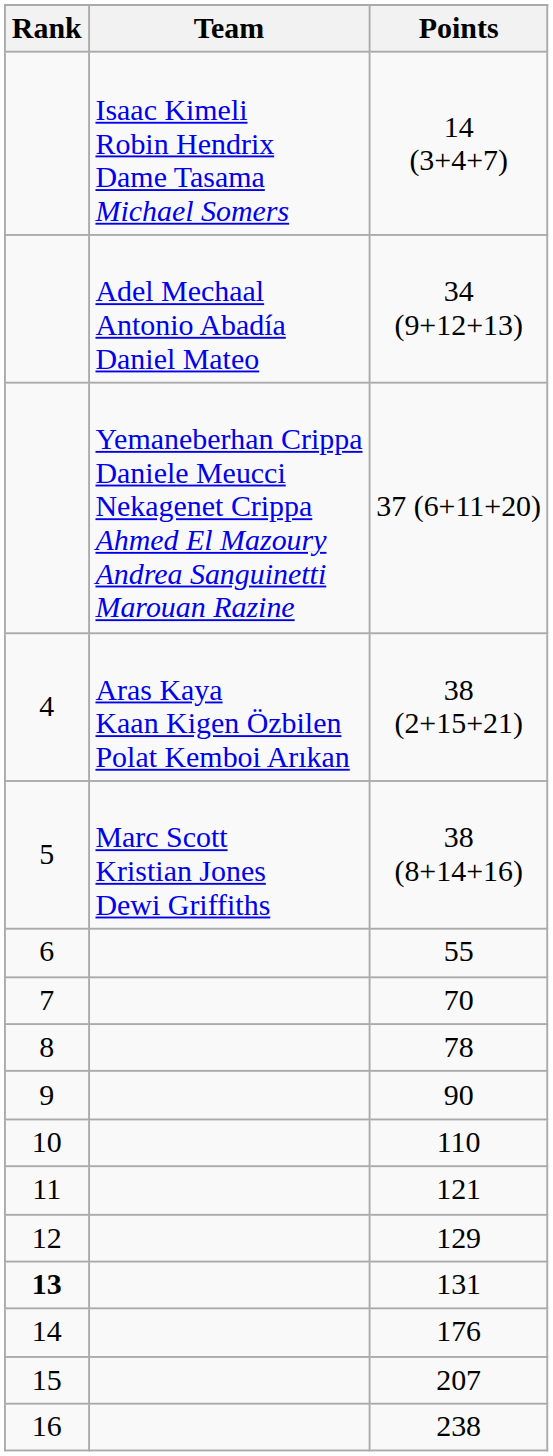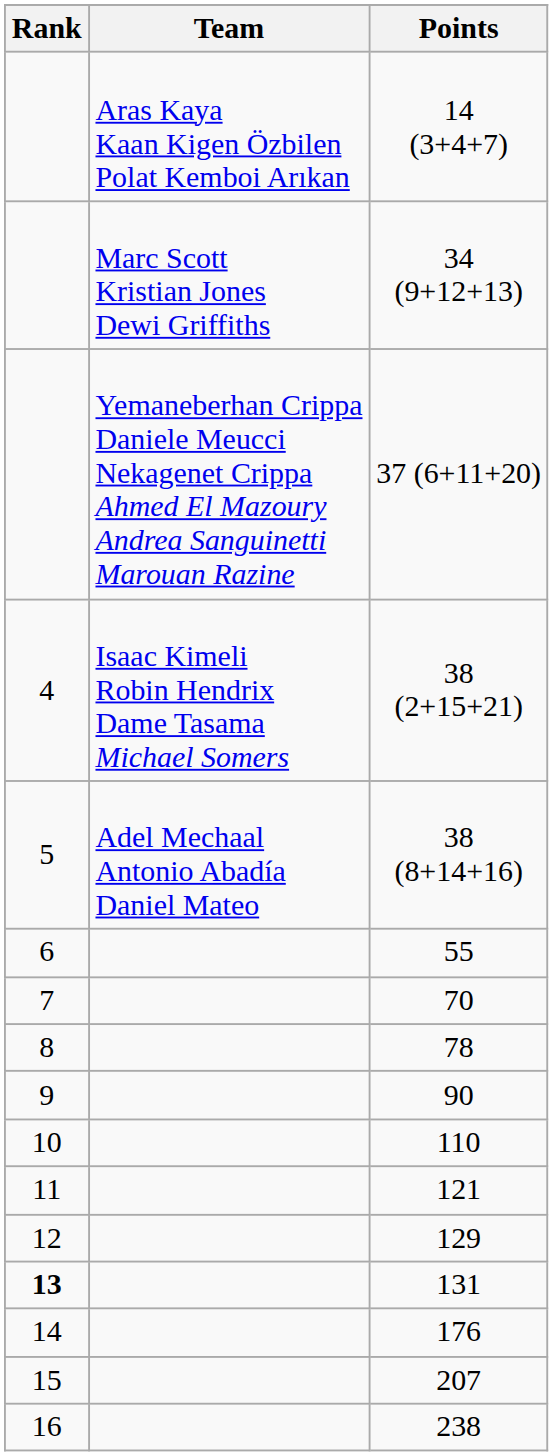(192, 159) Isaac Kimeli Robin Hendrix Dame Tasama Michael Somers -> (223, 142) Aras Kaya Kaan Kigen Özbilen Polat Kemboi Arıkan
(191, 325) Adel Mechaal Antonio Abadía Daniel Mateo -> (183, 291) Marc Scott Kristian Jones Dewi Griffiths
(223, 722) Aras Kaya Kaan Kigen Özbilen Polat Kemboi Arıkan -> (192, 706) Isaac Kimeli Robin Hendrix Dame Tasama Michael Somers
(183, 871) Marc Scott Kristian Jones Dewi Griffiths -> (191, 871) Adel Mechaal Antonio Abadía Daniel Mateo
